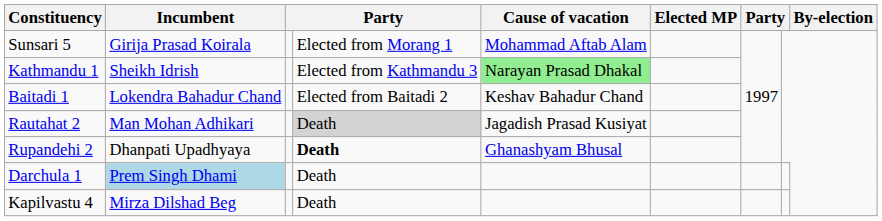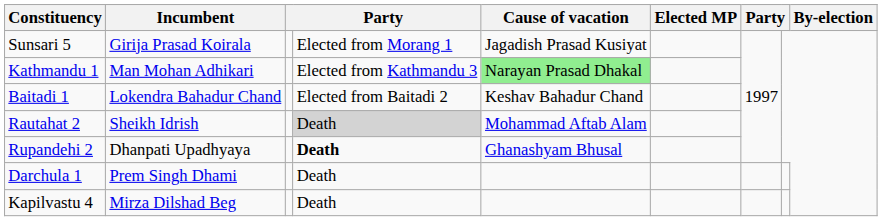(566, 44) Mohammad Aftab Alam -> (566, 44) Jagadish Prasad Kusiyat
(154, 70) Sheikh Idrish -> (181, 70) Man Mohan Adhikari
(181, 123) Man Mohan Adhikari -> (154, 123) Sheikh Idrish
(566, 123) Jagadish Prasad Kusiyat -> (566, 123) Mohammad Aftab Alam
(173, 176) lightblue background -> (173, 176) no background
